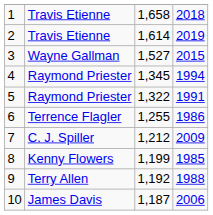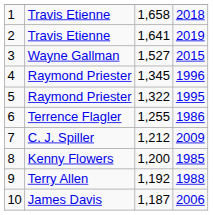(154, 35) 1,614 -> (154, 35) 1,641
(190, 76) 1994 -> (190, 76) 1996
(190, 96) 1991 -> (190, 96) 1995
(154, 158) 1,199 -> (154, 158) 1,200
